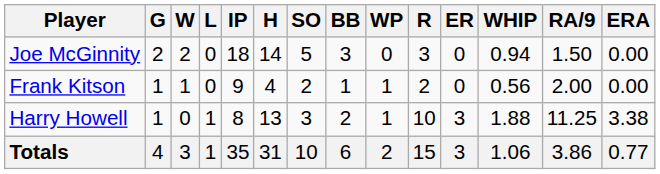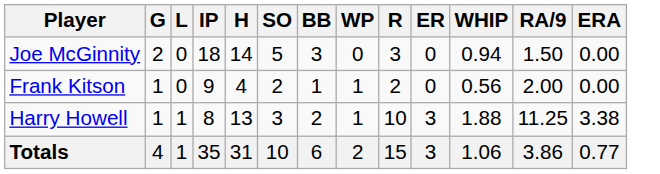- column: (185, 20)
